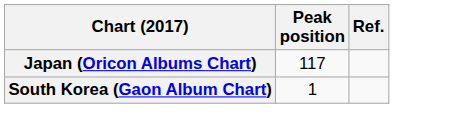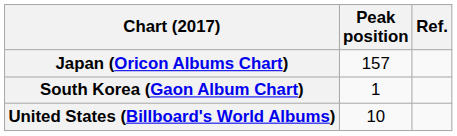(312, 63) 117 -> (376, 63) 157
+ row: (172, 116)
